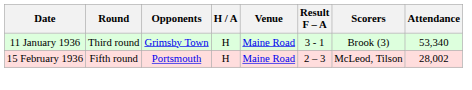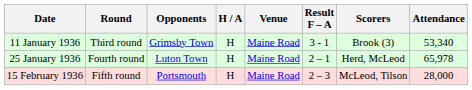+ row: (45, 59)
(434, 59) 28,002 -> (439, 76) 28,000
